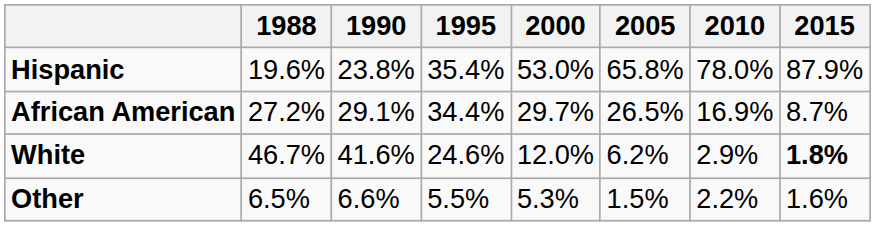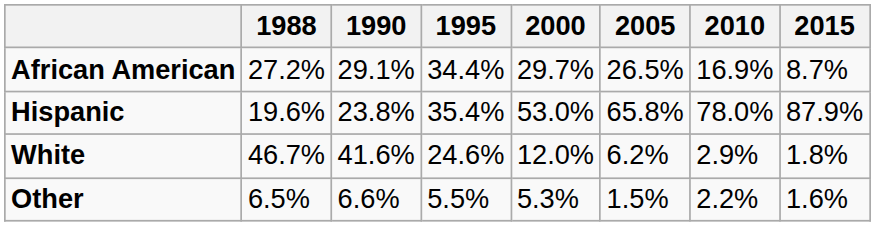rows swapped: (123, 112) <-> (68, 69)
(817, 155) bold -> (817, 155) normal
